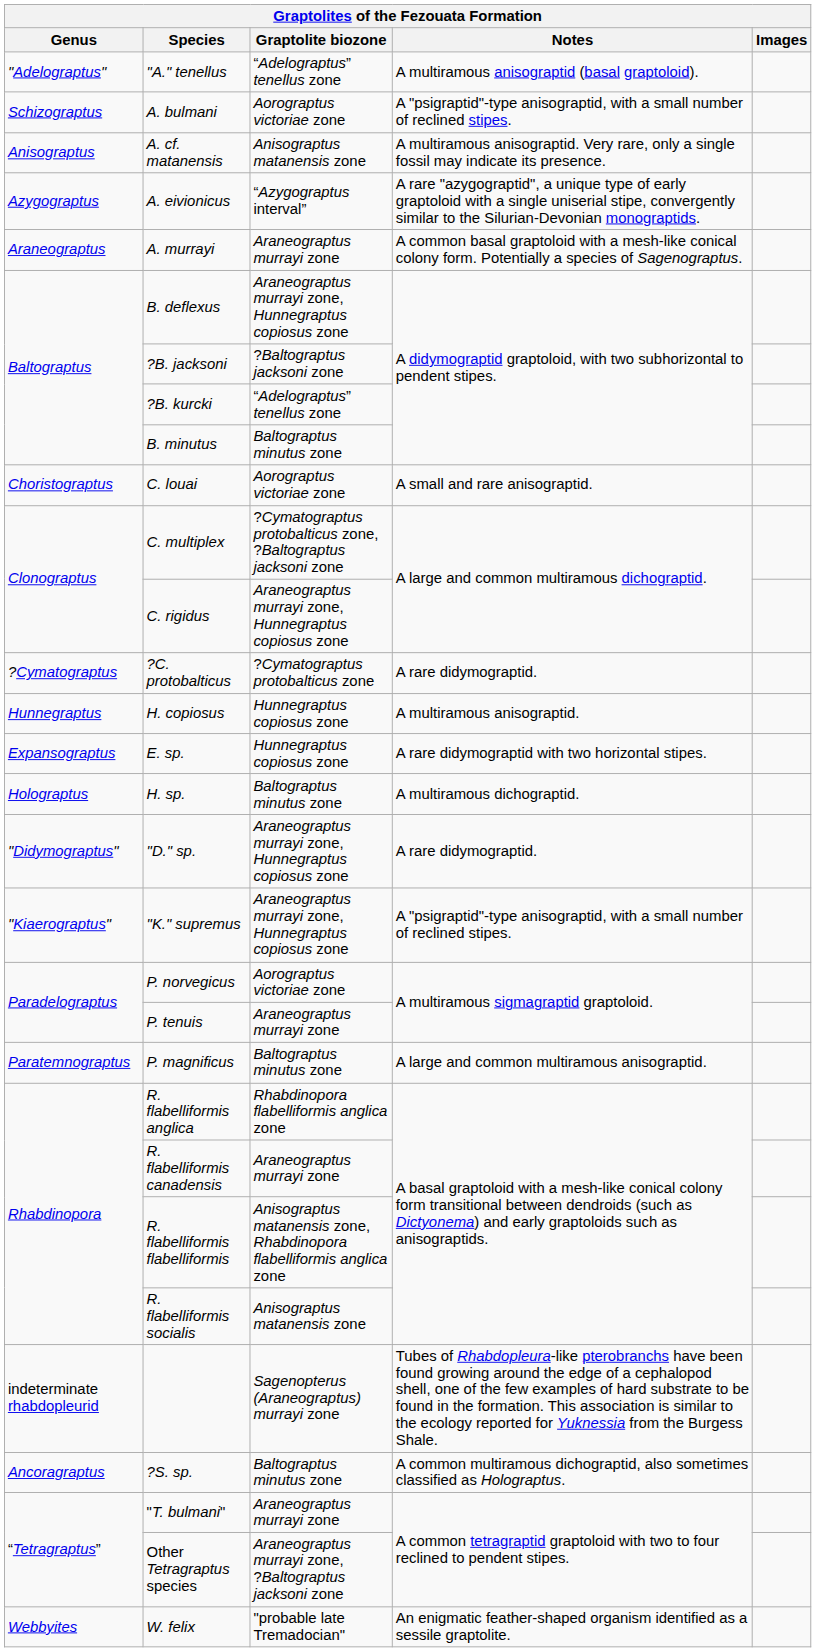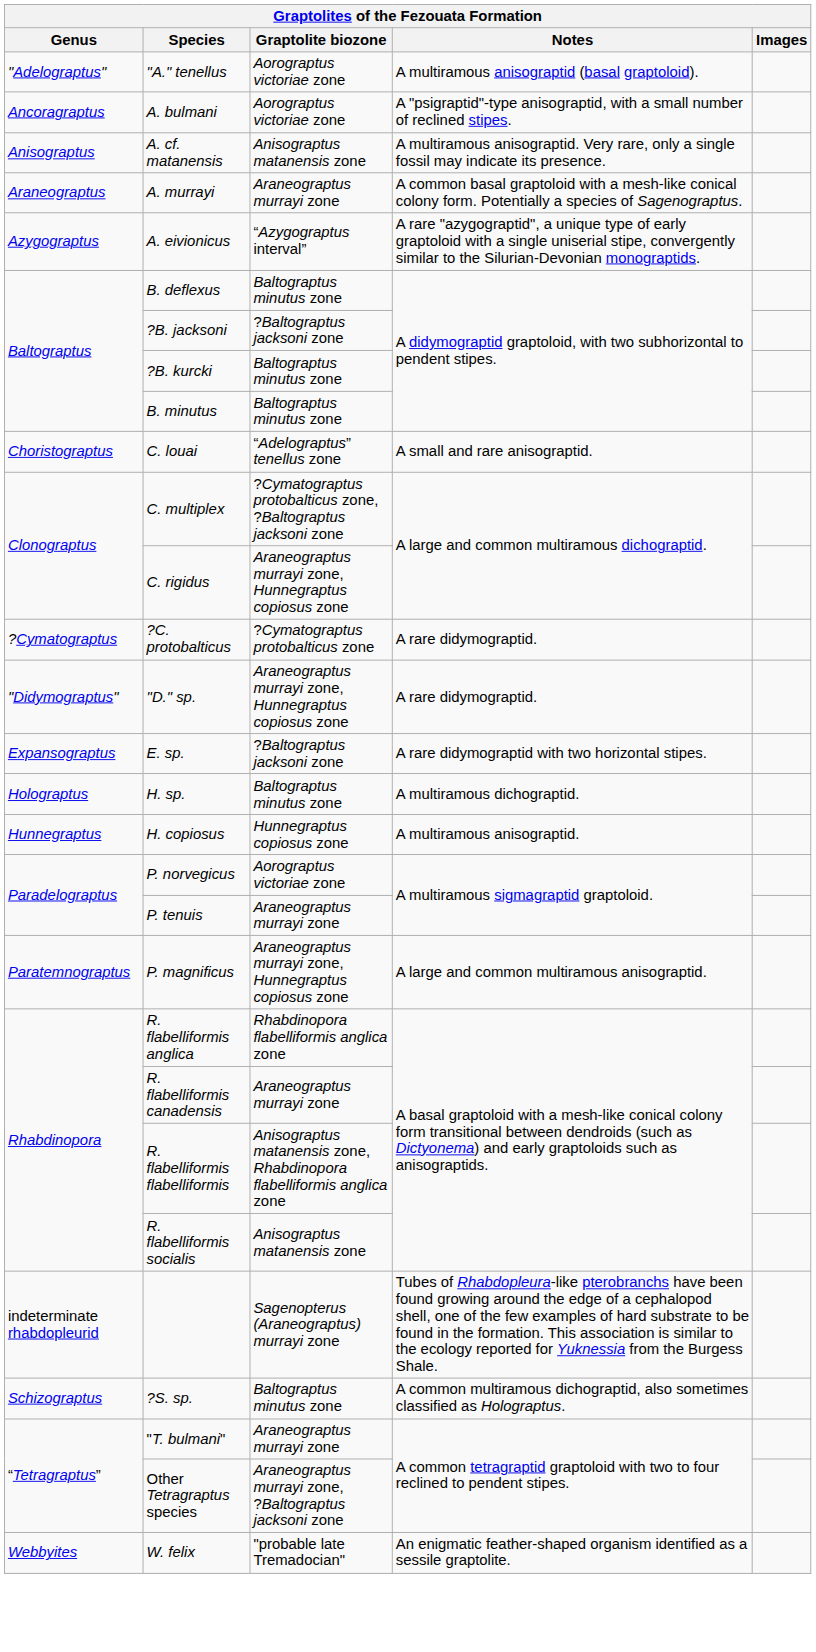(302, 71) “Adelograptus” tenellus zone -> (299, 71) Aorograptus victoriae zone
(55, 112) Schizograptus -> (56, 112) Ancoragraptus
rows swapped: (180, 249) <-> (188, 201)
(302, 307) Araneograptus murrayi zone, Hunnegraptus copiosus zone -> (298, 290) Baltograptus minutus zone
(302, 404) “Adelograptus” tenellus zone -> (298, 370) Baltograptus minutus zone
(299, 485) Aorograptus victoriae zone -> (302, 451) “Adelograptus” tenellus zone
rows swapped: (171, 851) <-> (185, 713)
(301, 753) Hunnegraptus copiosus zone -> (299, 753) ?Baltograptus jacksoni zone
- row: (194, 925)
(298, 1062) Baltograptus minutus zone -> (302, 972) Araneograptus murrayi zone, Hunnegraptus copiosus zone
(56, 1472) Ancoragraptus -> (55, 1398) Schizograptus
